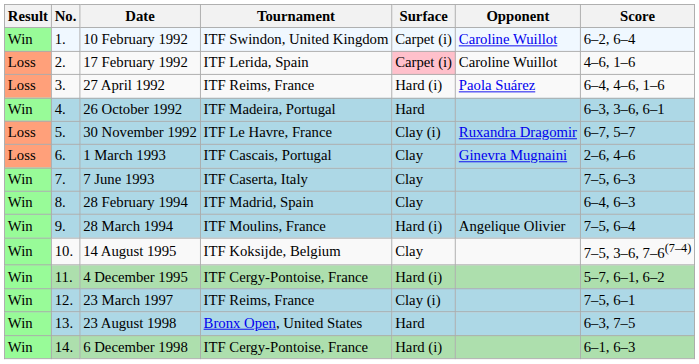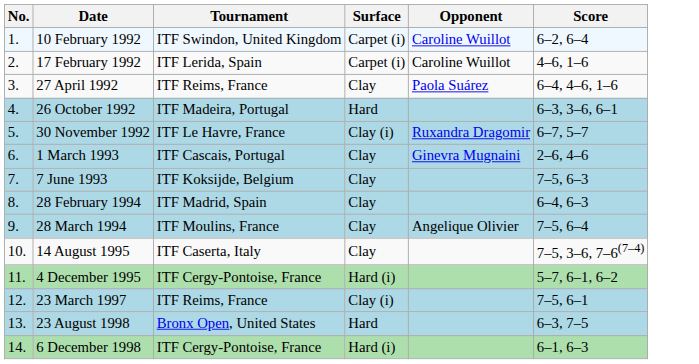- column: (28, 16)
(424, 62) pink background -> (377, 62) no background
(419, 86) Hard (i) -> (362, 86) Clay
(256, 179) ITF Caserta, Italy -> (225, 179) ITF Koksijde, Belgium
(419, 226) Hard (i) -> (362, 226) Clay
(272, 251) ITF Koksijde, Belgium -> (209, 251) ITF Caserta, Italy
